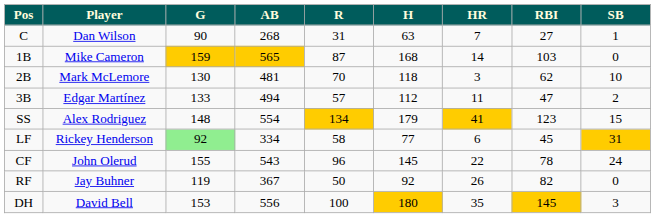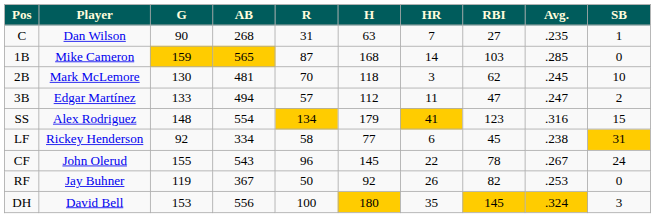+ column: (556, 14)
(200, 139) lightgreen background -> (181, 139) no background
